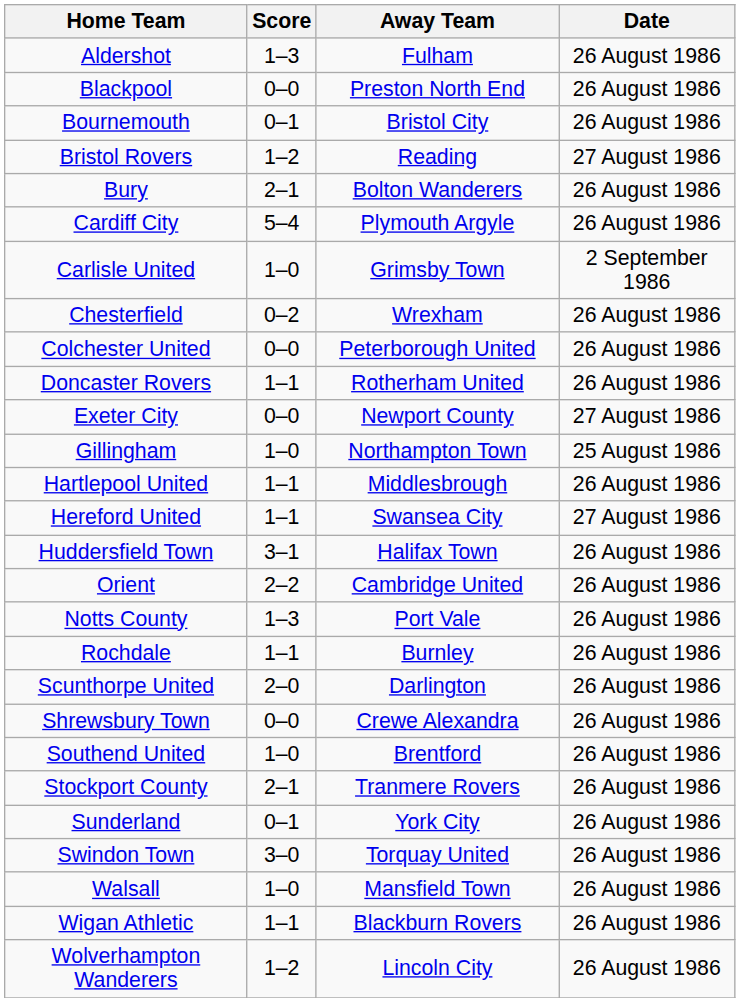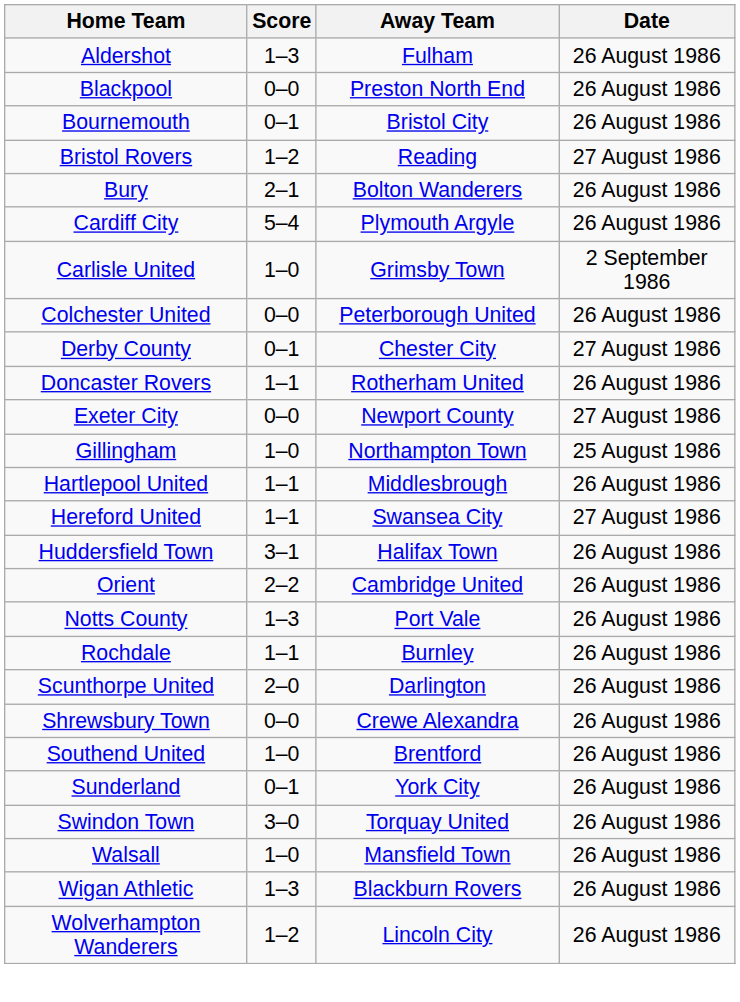- row: (126, 315)
+ row: (126, 349)
- row: (126, 787)
(282, 922) 1–1 -> (282, 889) 1–3
